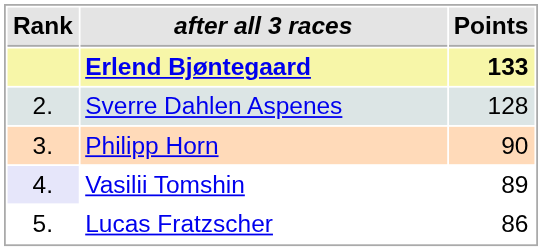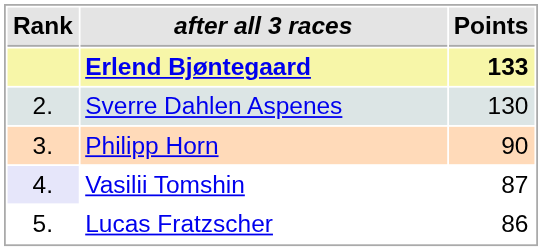(508, 106) 128 -> (508, 106) 130
(515, 185) 89 -> (515, 185) 87
